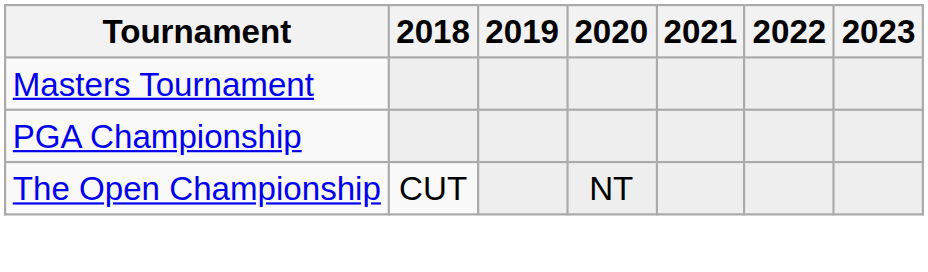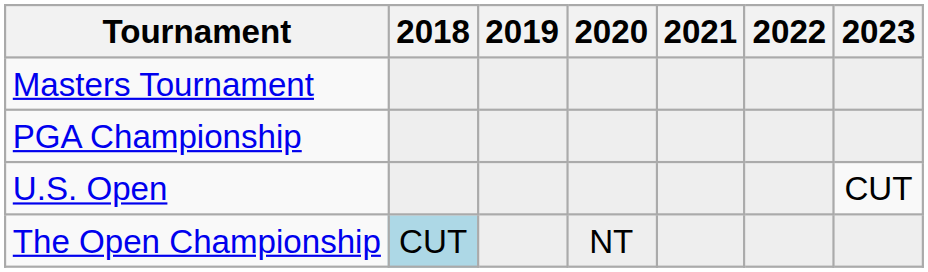+ row: (90, 189)
(433, 189) no background -> (433, 241) lightblue background
